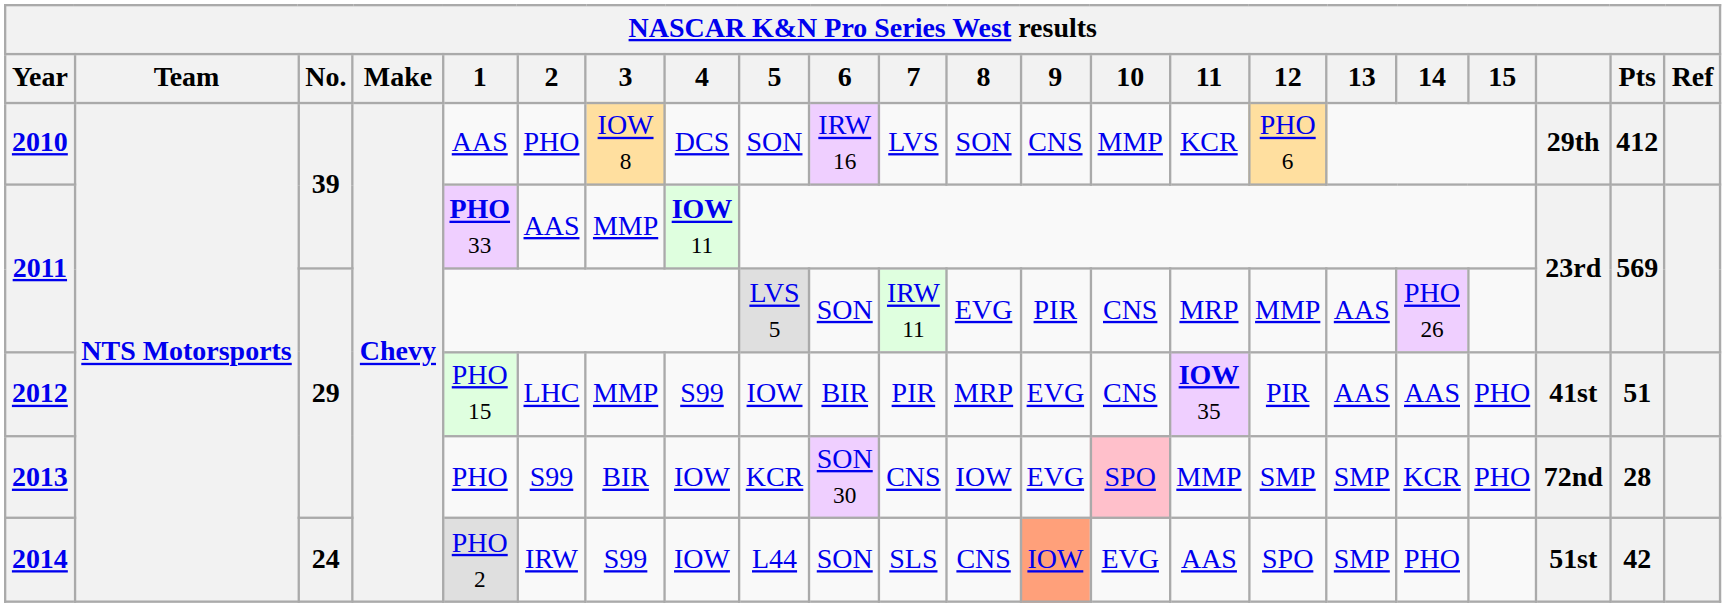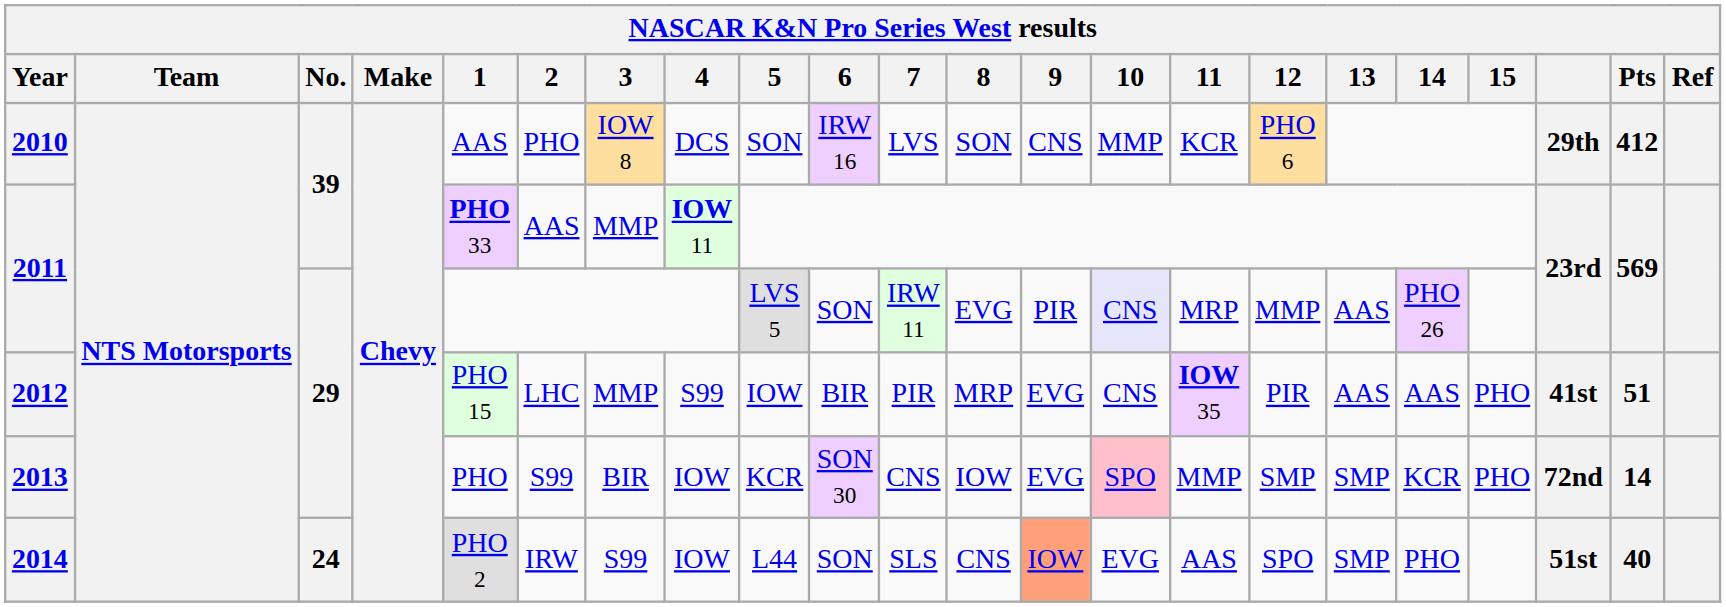(1130, 309) no background -> (1130, 309) lavender background
(1637, 476) 28 -> (1637, 476) 14
(1637, 559) 42 -> (1637, 559) 40
